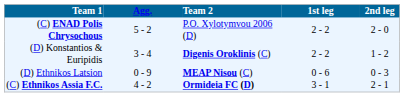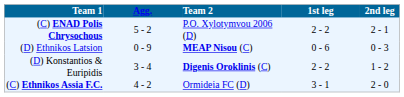(380, 29) 2 - 0 -> (380, 29) 2 - 1
rows swapped: (66, 54) <-> (61, 72)
(218, 85) bold -> (216, 85) normal
(380, 85) 2 - 1 -> (380, 85) 2 - 0
